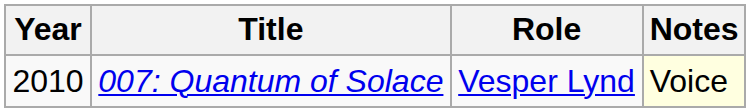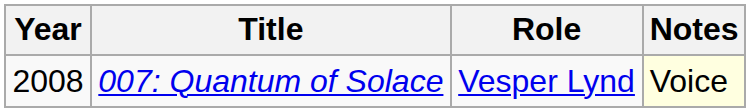(48, 80) 2010 -> (48, 80) 2008
